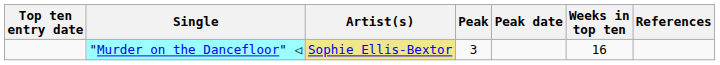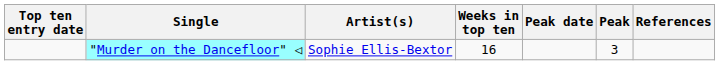columns swapped: (473, 22) <-> (599, 22)
(380, 50) khaki background -> (380, 50) no background
